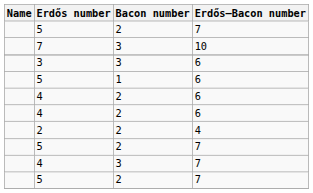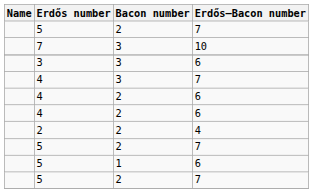rows swapped: (40, 80) <-> (40, 163)
